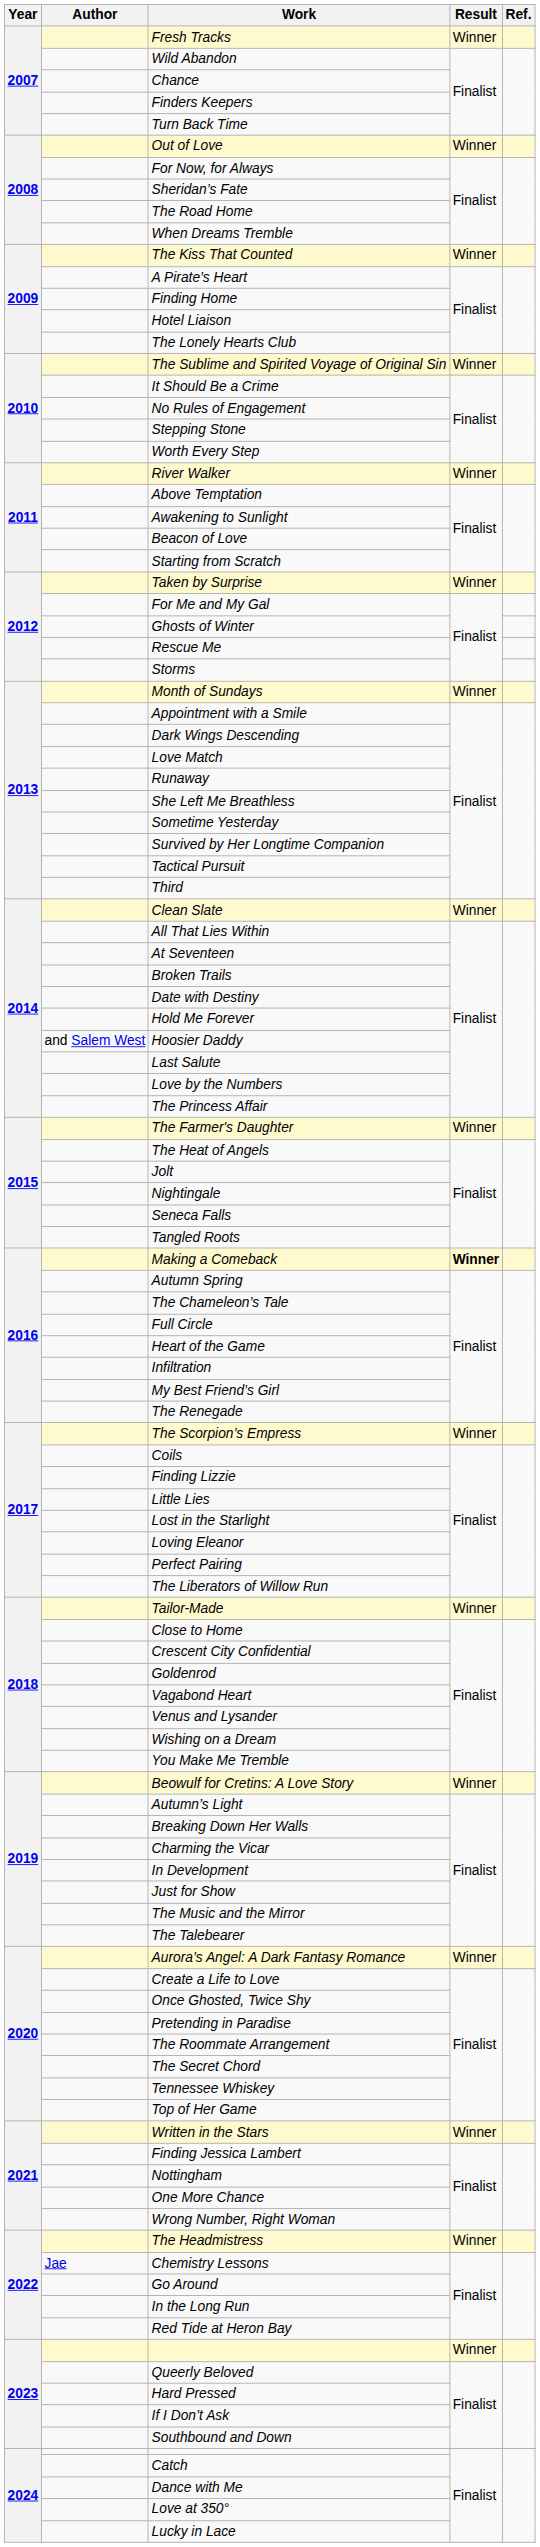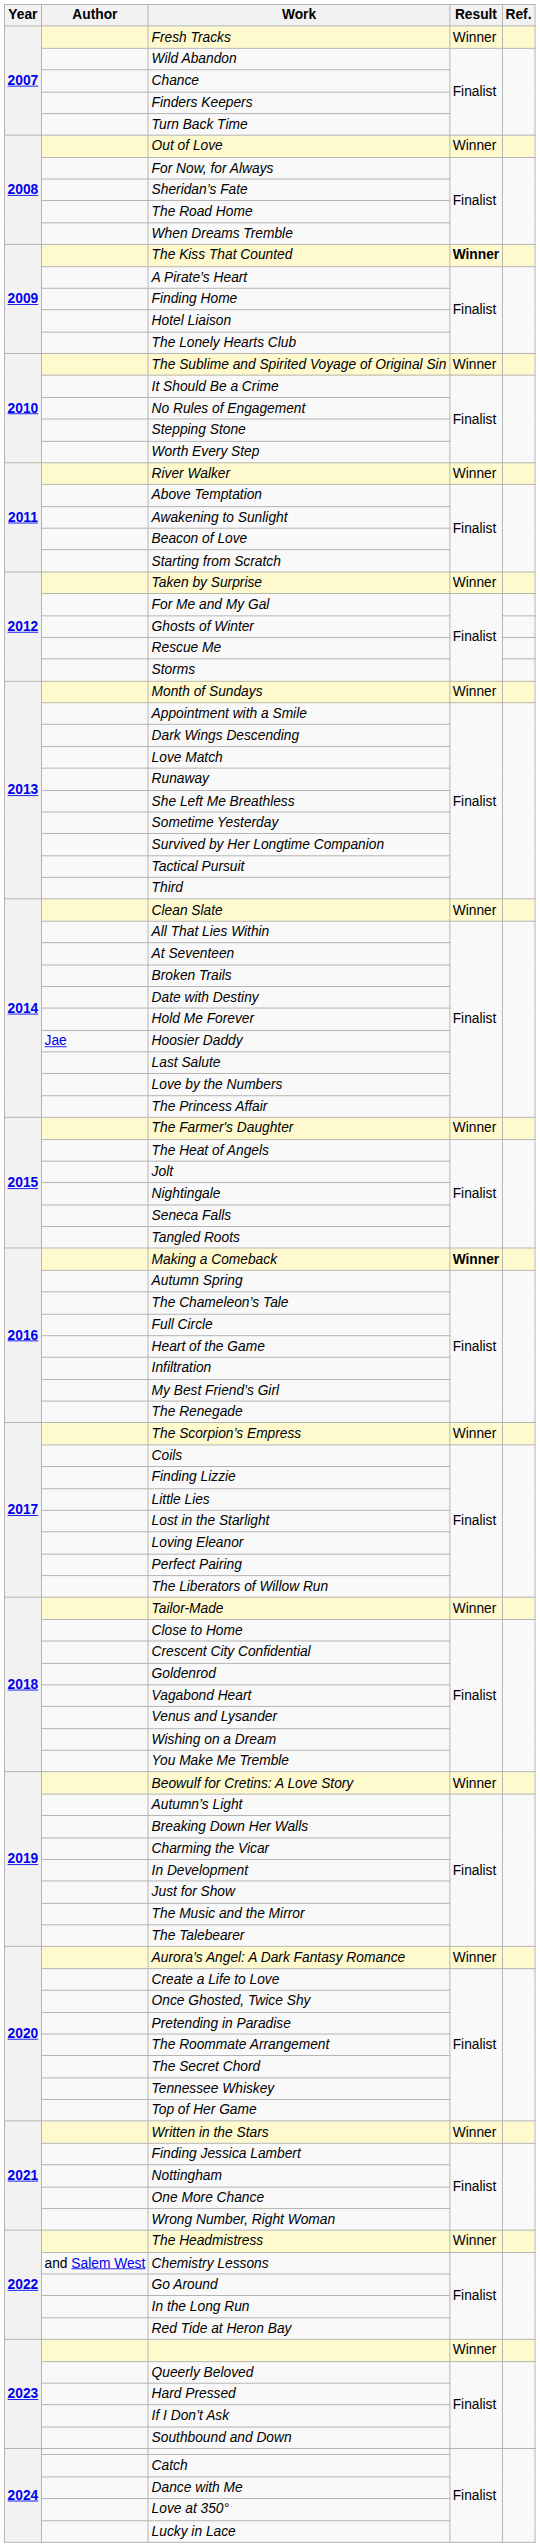(474, 255) normal -> (476, 255) bold
(95, 1041) and Salem West -> (56, 1041) Jae
(56, 2263) Jae -> (95, 2263) and Salem West
